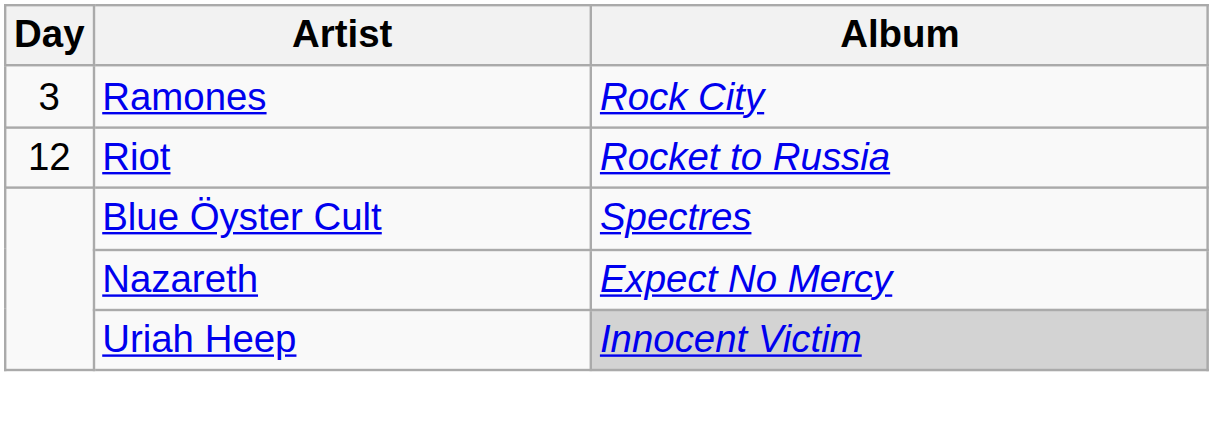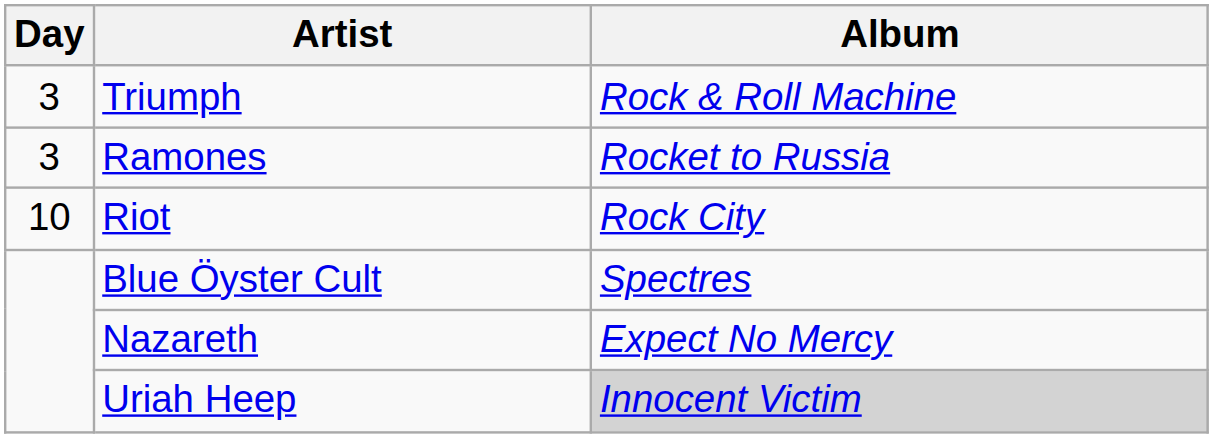+ row: (172, 95)
(682, 95) Rock City -> (745, 156) Rocket to Russia
(49, 156) 12 -> (49, 217) 10
(745, 156) Rocket to Russia -> (682, 217) Rock City
